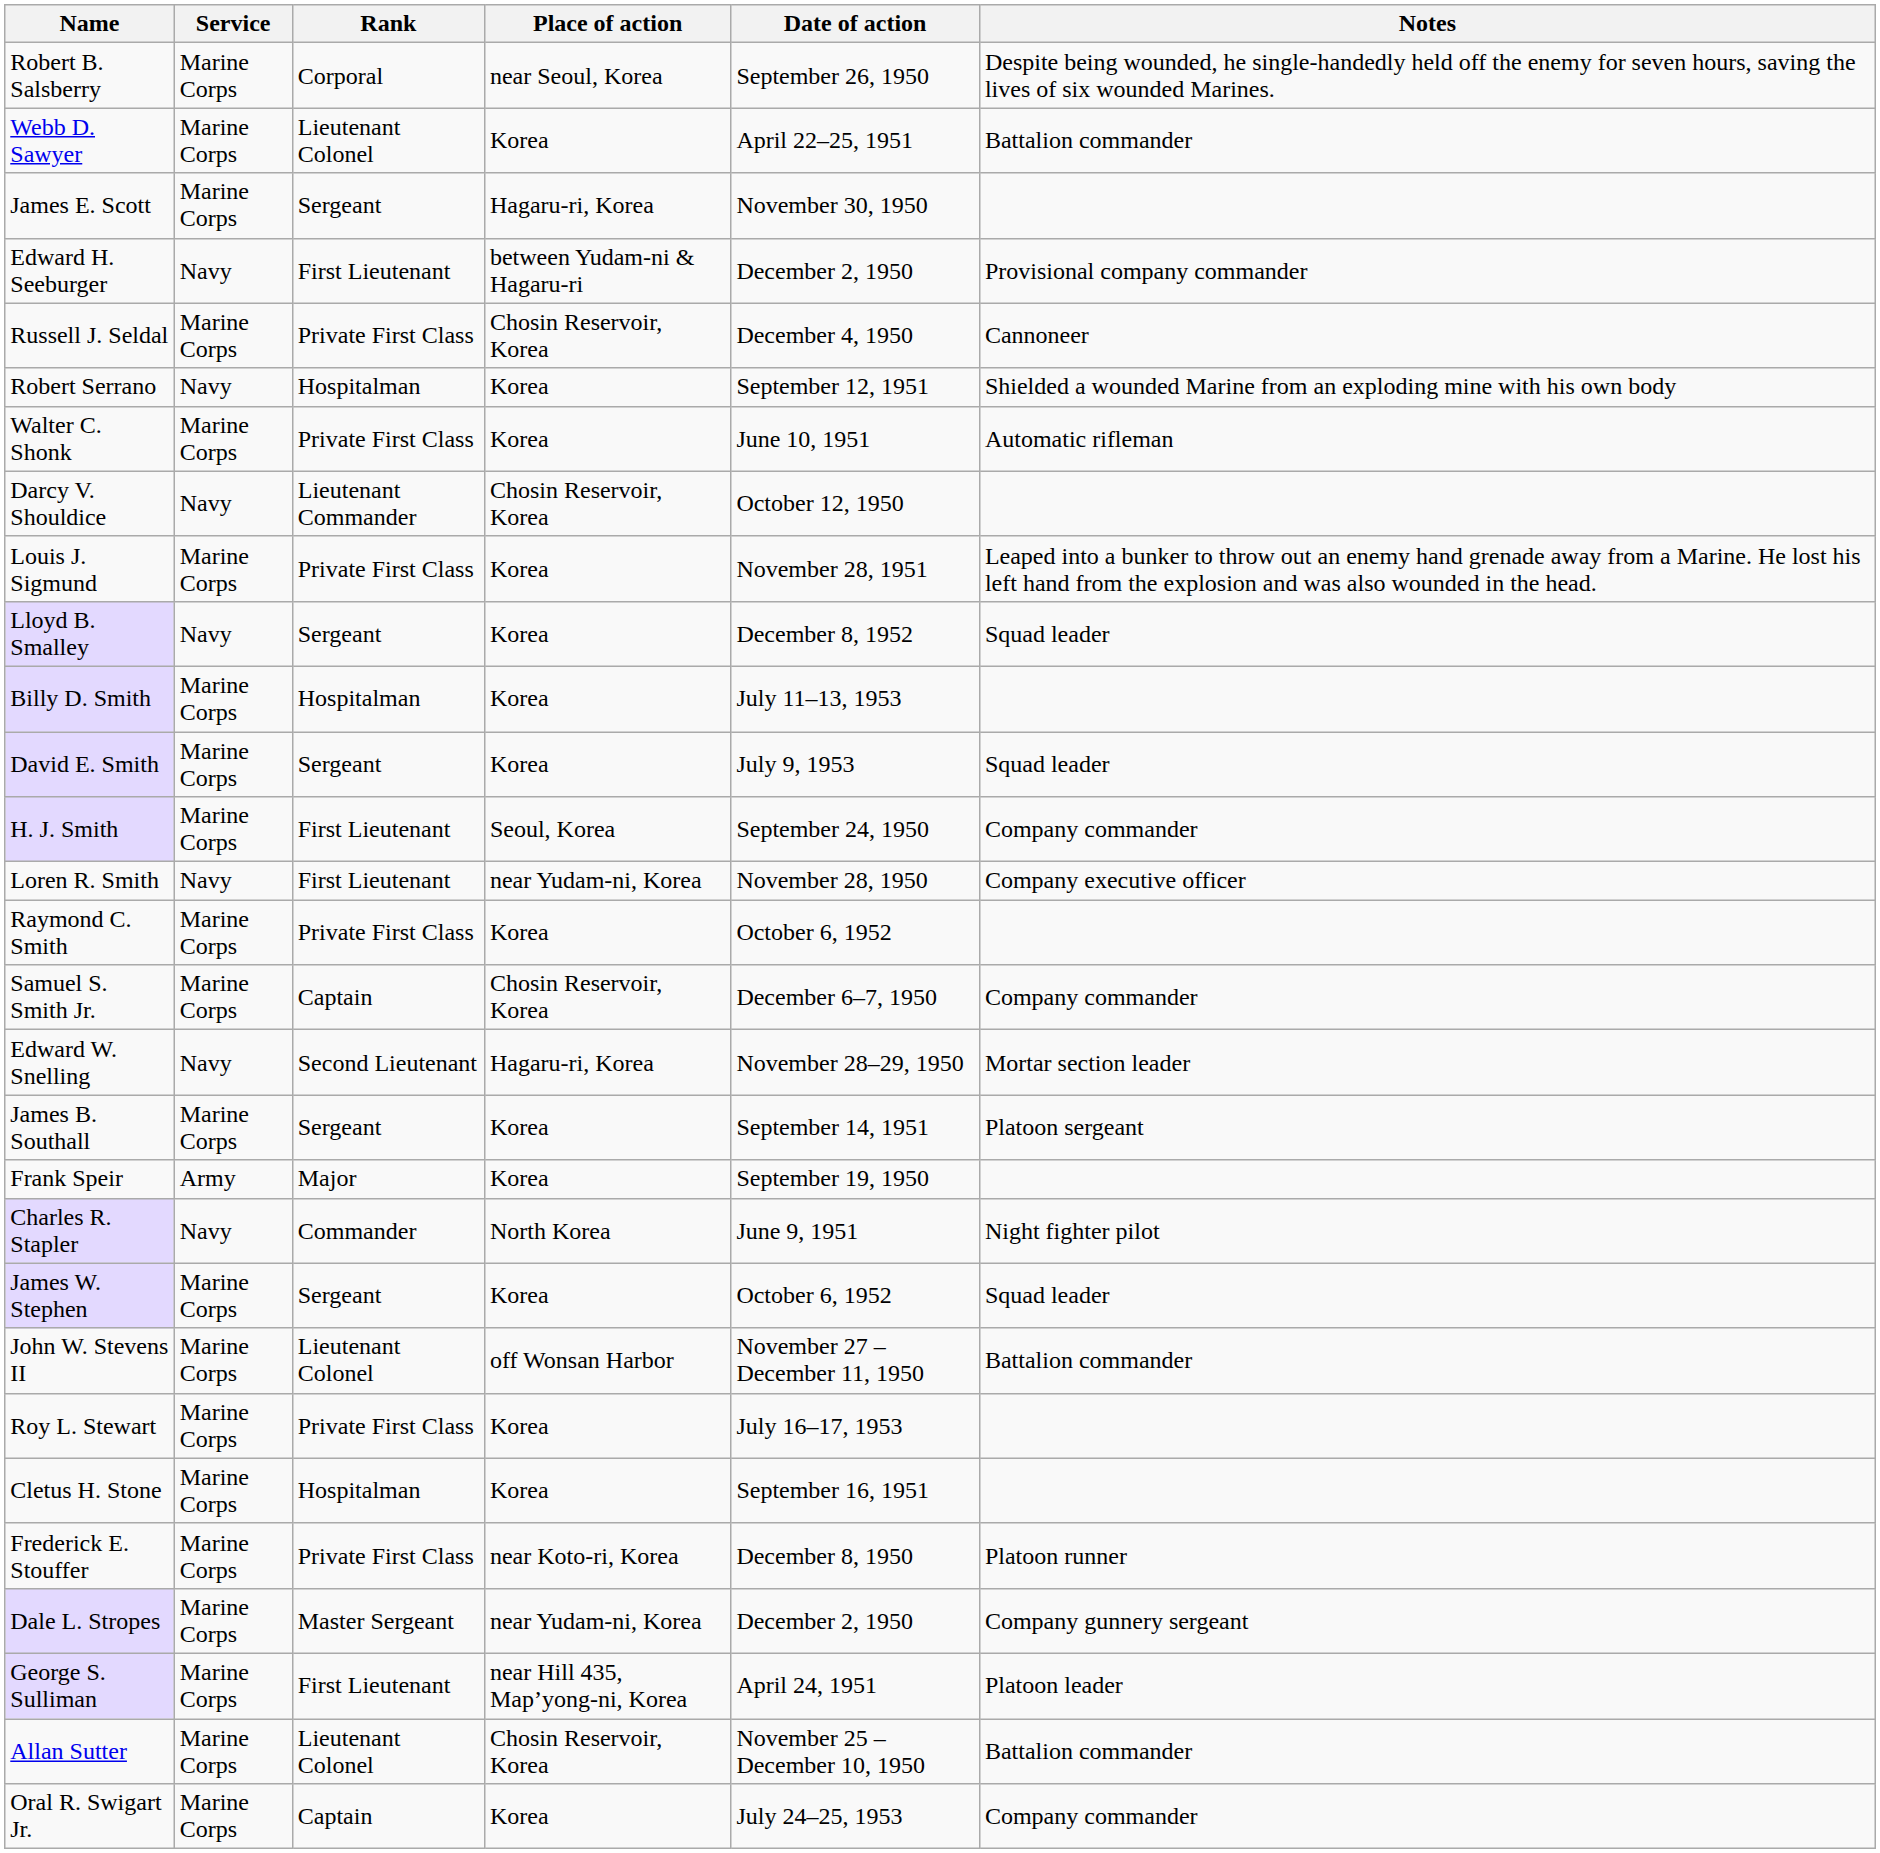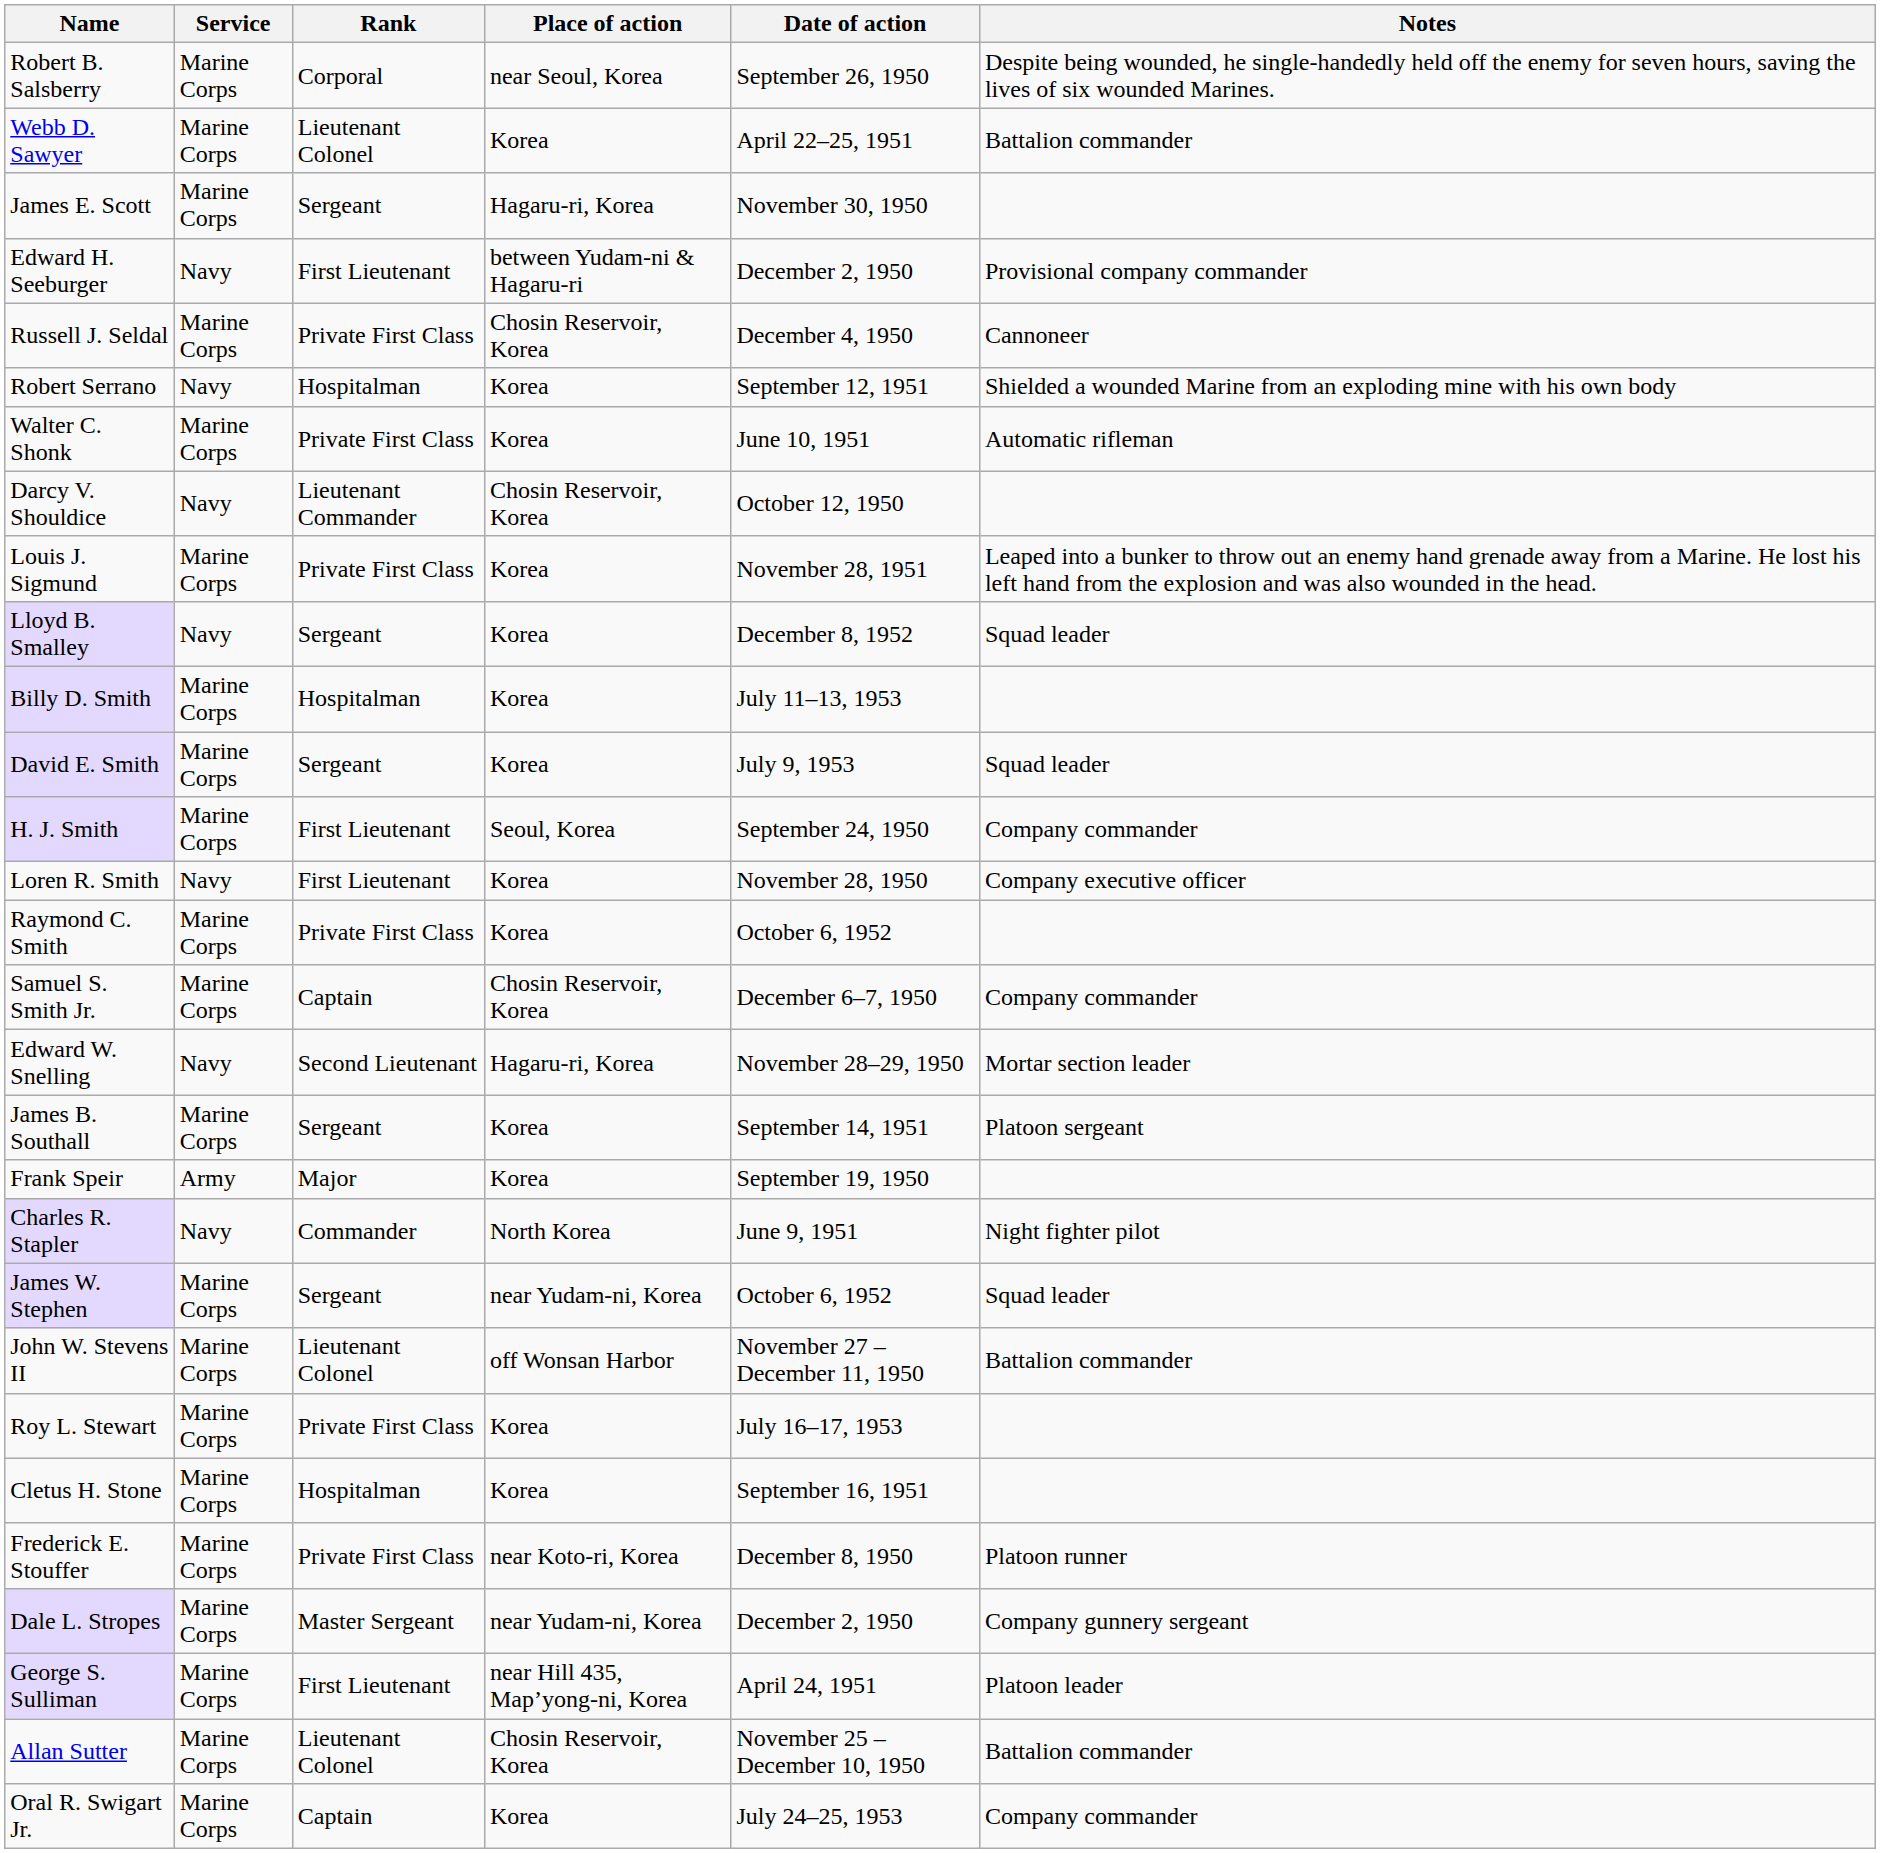(596, 880) near Yudam-ni, Korea -> (519, 880) Korea
(519, 1295) Korea -> (596, 1295) near Yudam-ni, Korea
